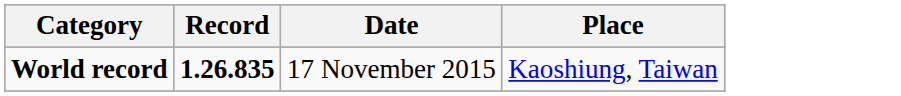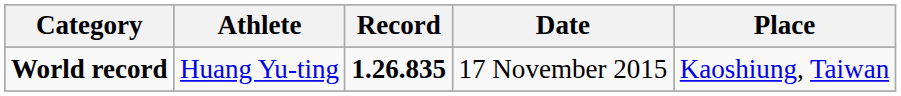+ column: (259, 25)
